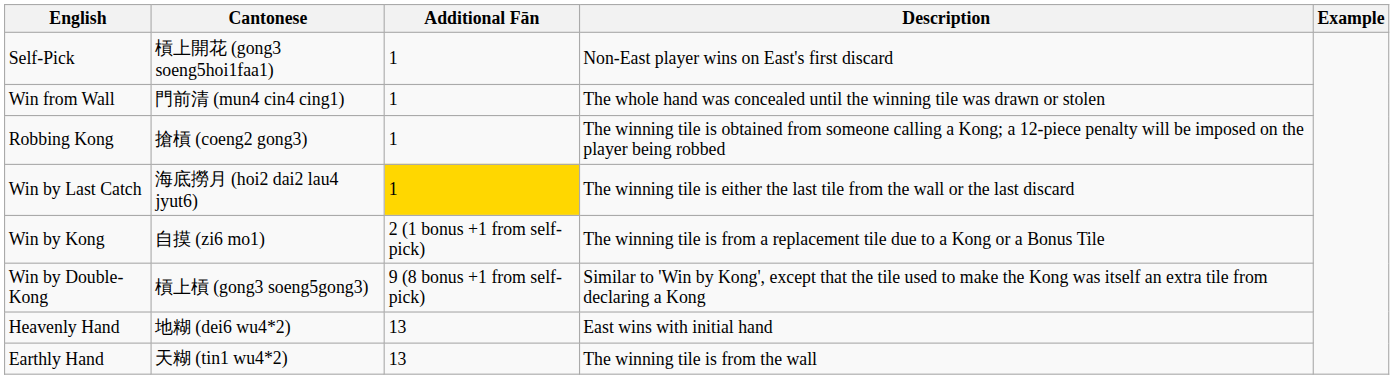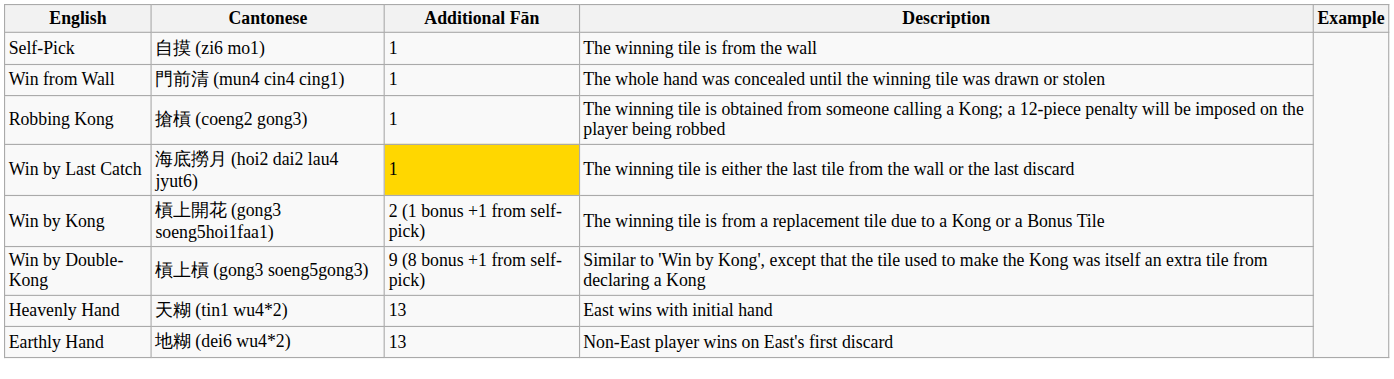(218, 58) 槓上開花 (gong3 soeng5hoi1faa1) -> (210, 47) 自摸 (zi6 mo1)
(738, 58) Non-East player wins on East's first discard -> (700, 48) The winning tile is from the wall
(210, 238) 自摸 (zi6 mo1) -> (218, 221) 槓上開花 (gong3 soeng5hoi1faa1)
(223, 326) 地糊 (dei6 wu4*2) -> (222, 310) 天糊 (tin1 wu4*2)
(222, 358) 天糊 (tin1 wu4*2) -> (223, 341) 地糊 (dei6 wu4*2)
(700, 358) The winning tile is from the wall -> (738, 342) Non-East player wins on East's first discard
